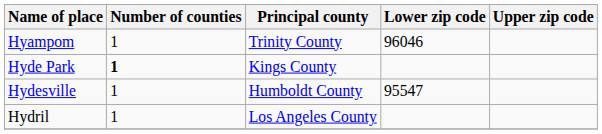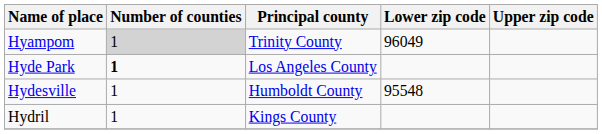(114, 41) no background -> (114, 41) lightgrey background
(404, 41) 96046 -> (404, 41) 96049
(293, 66) Kings County -> (313, 66) Los Angeles County
(404, 91) 95547 -> (404, 91) 95548
(313, 116) Los Angeles County -> (293, 116) Kings County
